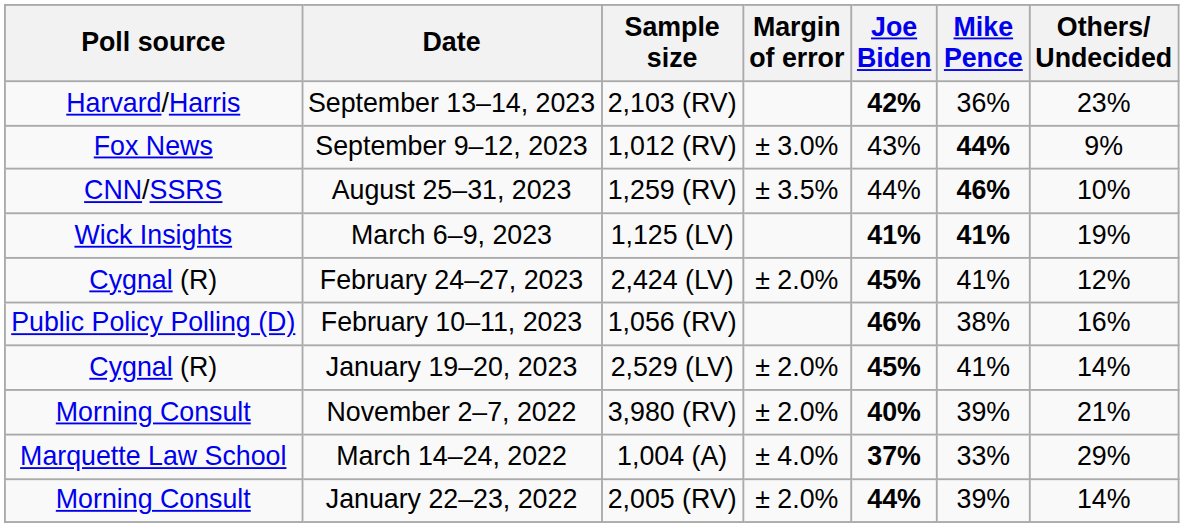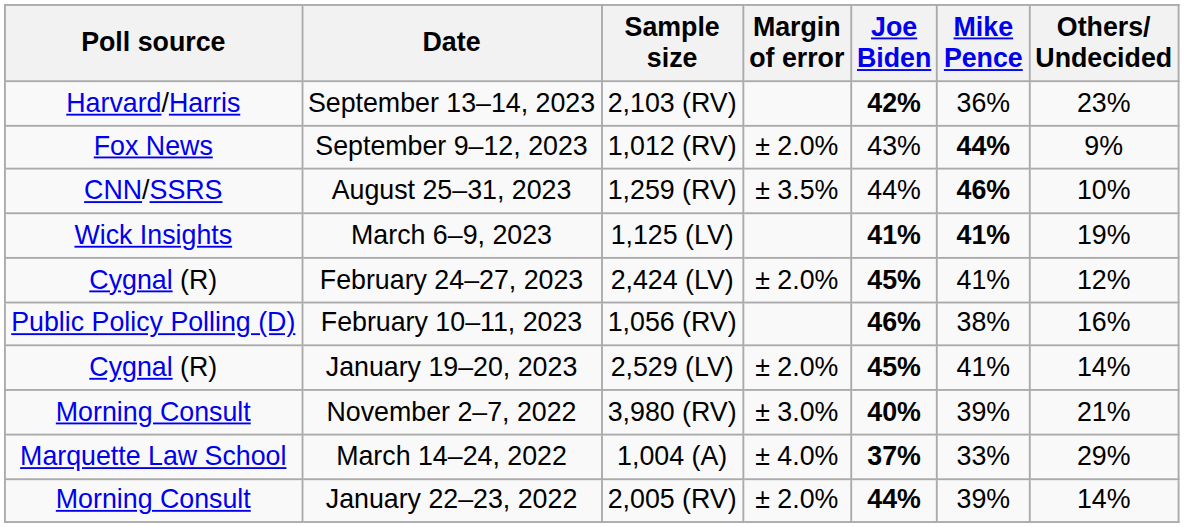(797, 146) ± 3.0% -> (797, 146) ± 2.0%
(797, 411) ± 2.0% -> (797, 411) ± 3.0%
